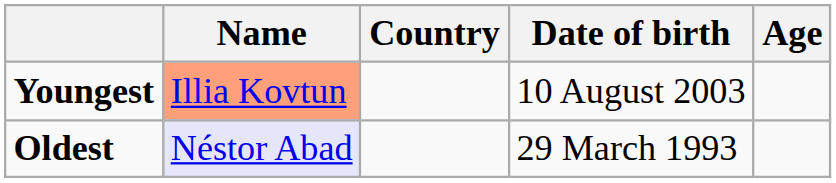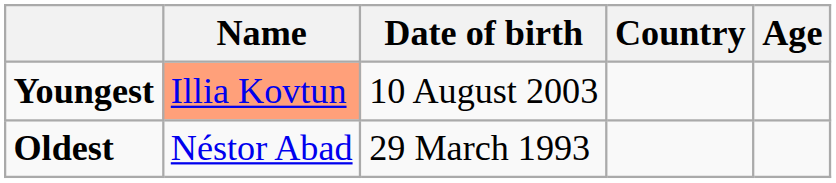columns swapped: (435, 33) <-> (631, 33)
(262, 147) lavender background -> (262, 147) no background
